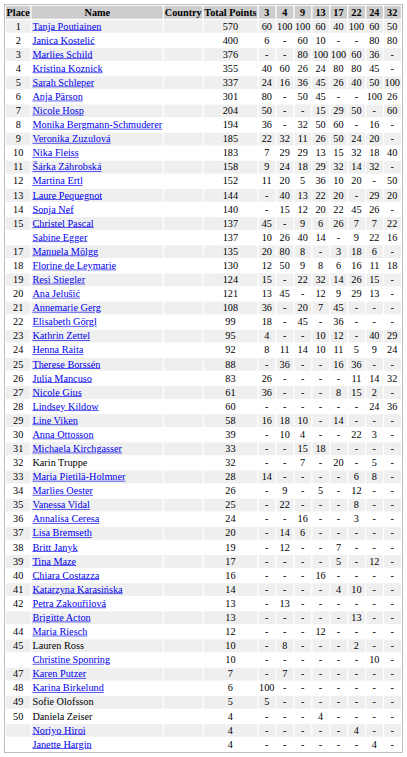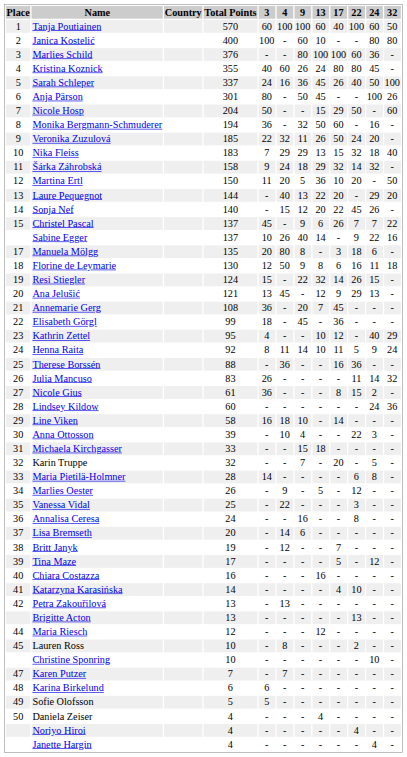(267, 40) 6 -> (267, 40) 100
(230, 181) 152 -> (230, 181) 150
(356, 505) 8 -> (356, 505) 3
(356, 519) 3 -> (356, 519) 8
(267, 688) 100 -> (267, 688) 6
